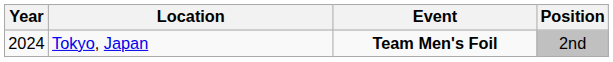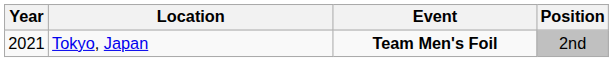(26, 43) 2024 -> (26, 43) 2021
